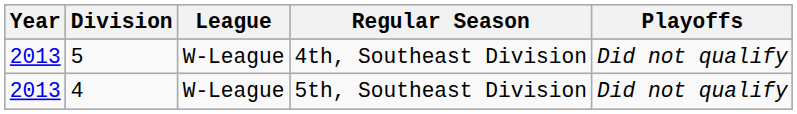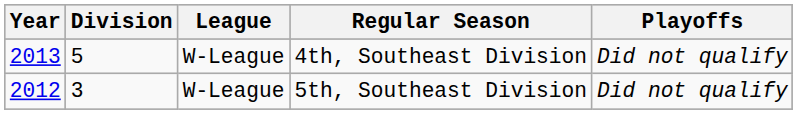(35, 91) 2013 -> (35, 91) 2012
(77, 91) 4 -> (77, 91) 3
